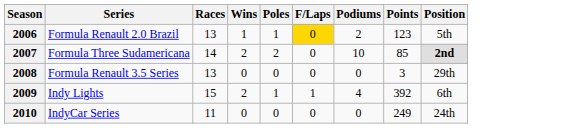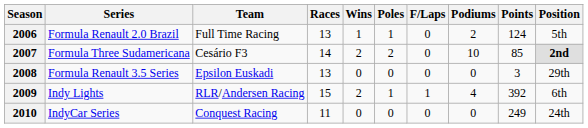+ column: (250, 14)
(313, 34) gold background -> (428, 34) no background
(402, 34) 123 -> (517, 34) 124
